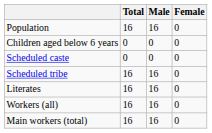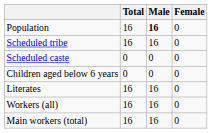(153, 27) normal -> (153, 27) bold
rows swapped: (62, 43) <-> (37, 74)
